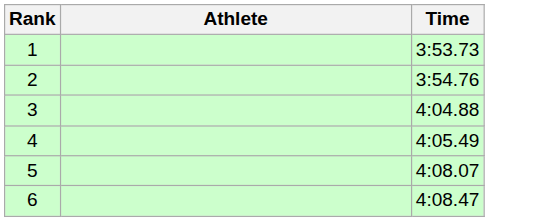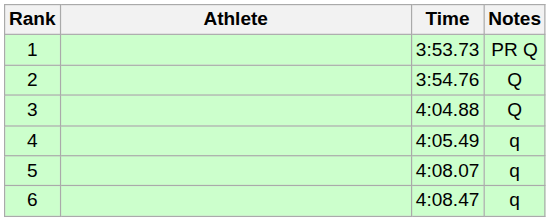+ column: (515, 19)
